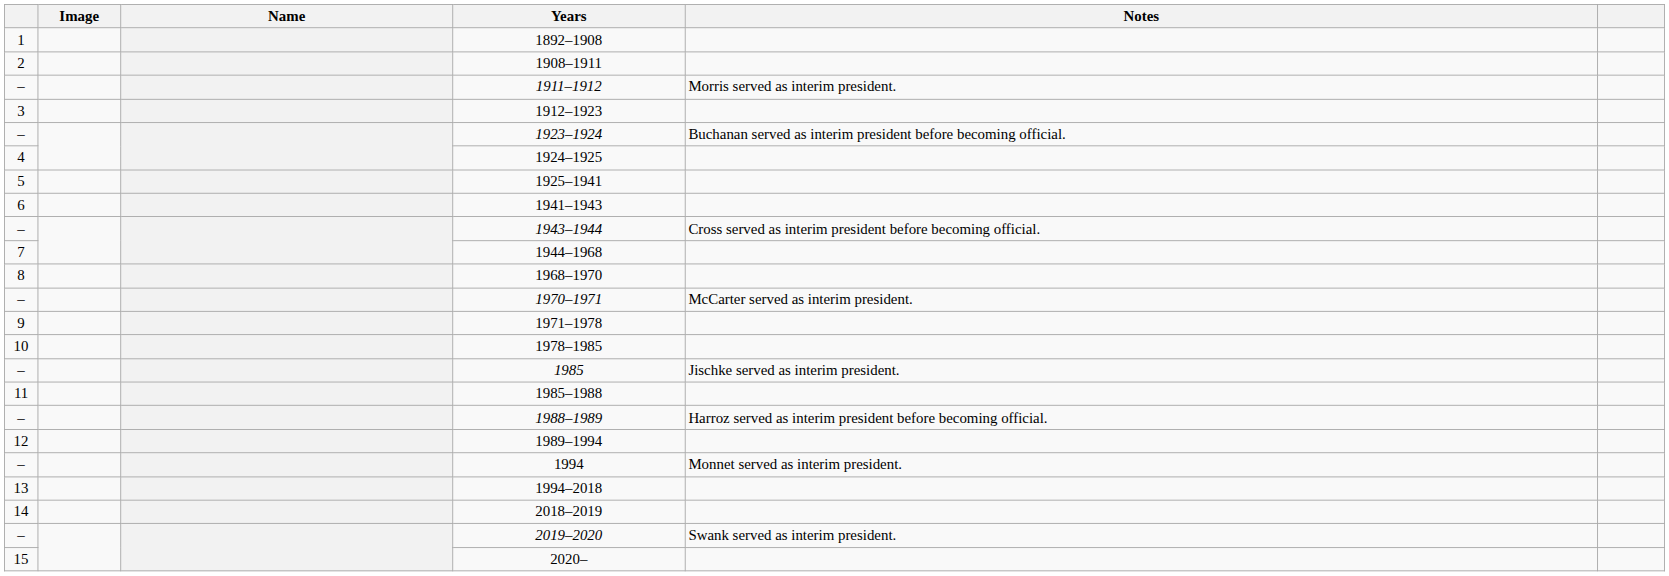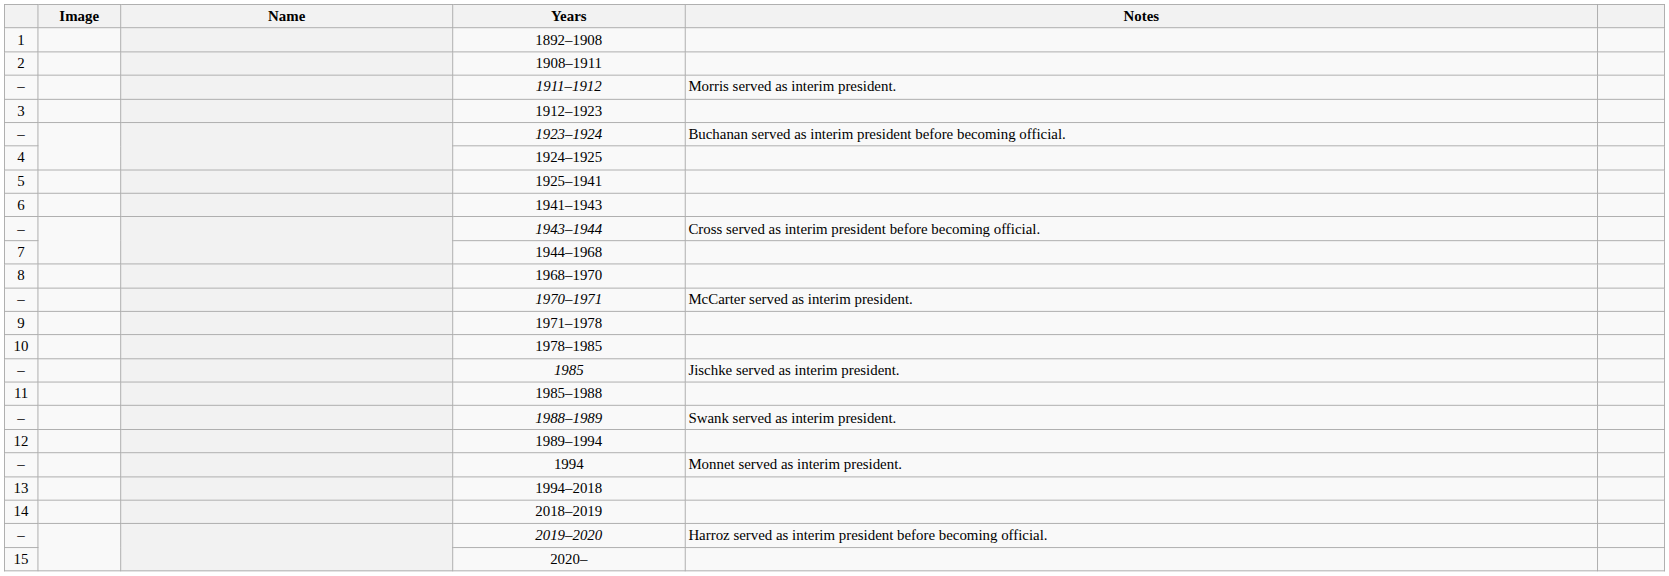(868, 417) Harroz served as interim president before becoming official. -> (792, 417) Swank served as interim president.
(792, 535) Swank served as interim president. -> (868, 535) Harroz served as interim president before becoming official.
